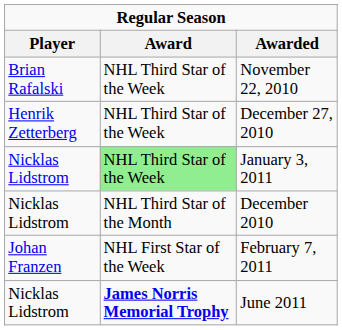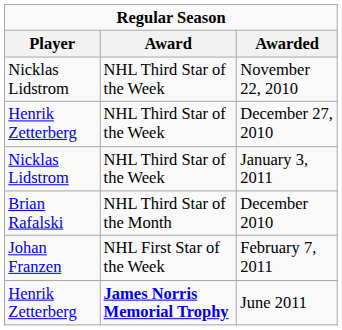(36, 79) Brian Rafalski -> (39, 79) Nicklas Lidstrom
(165, 168) lightgreen background -> (165, 168) no background
(39, 213) Nicklas Lidstrom -> (36, 213) Brian Rafalski
(39, 302) Nicklas Lidstrom -> (42, 302) Henrik Zetterberg
